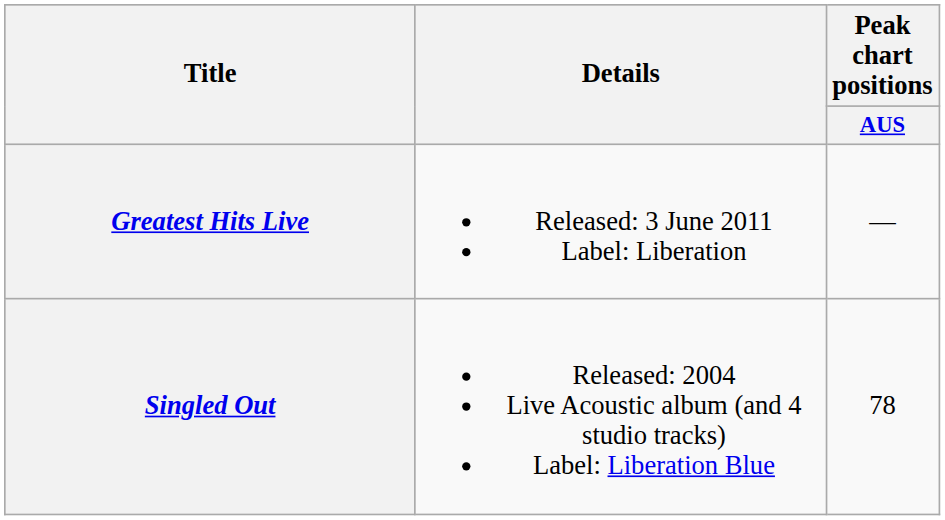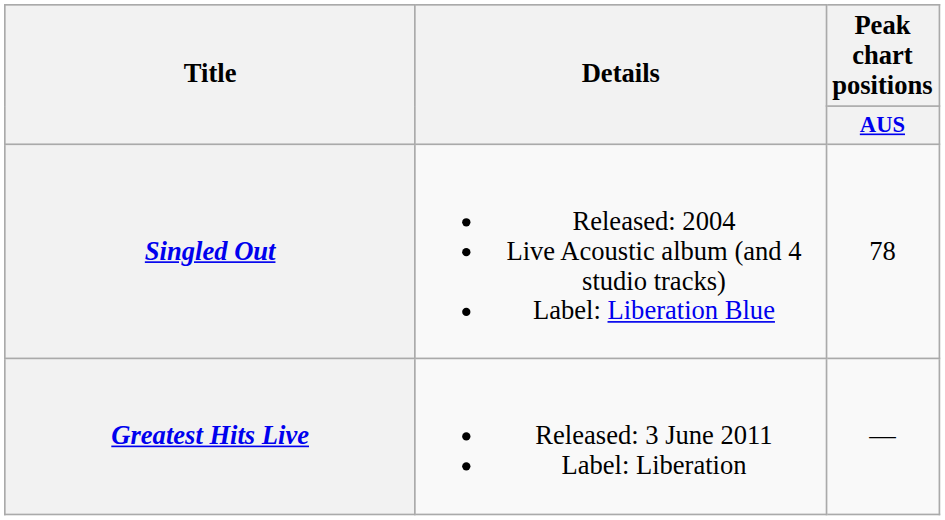rows swapped: (210, 406) <-> (210, 221)
